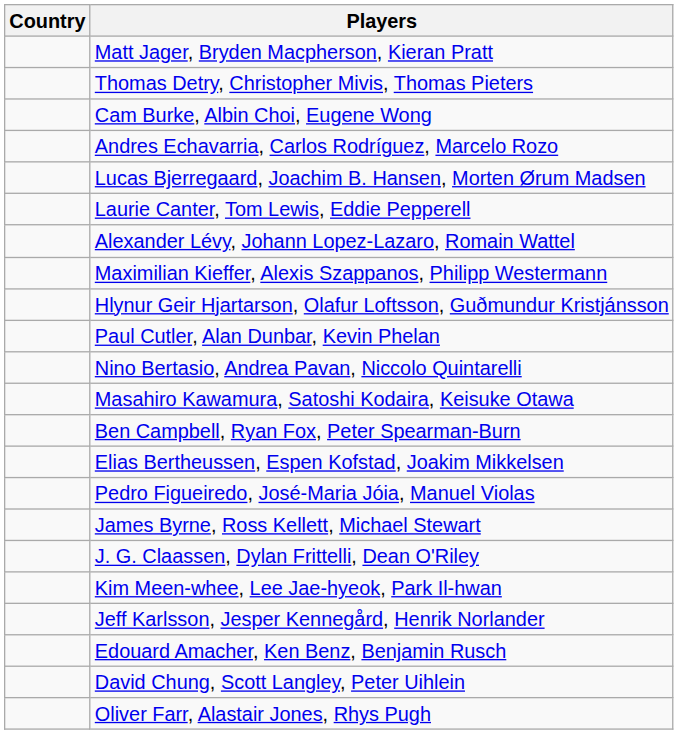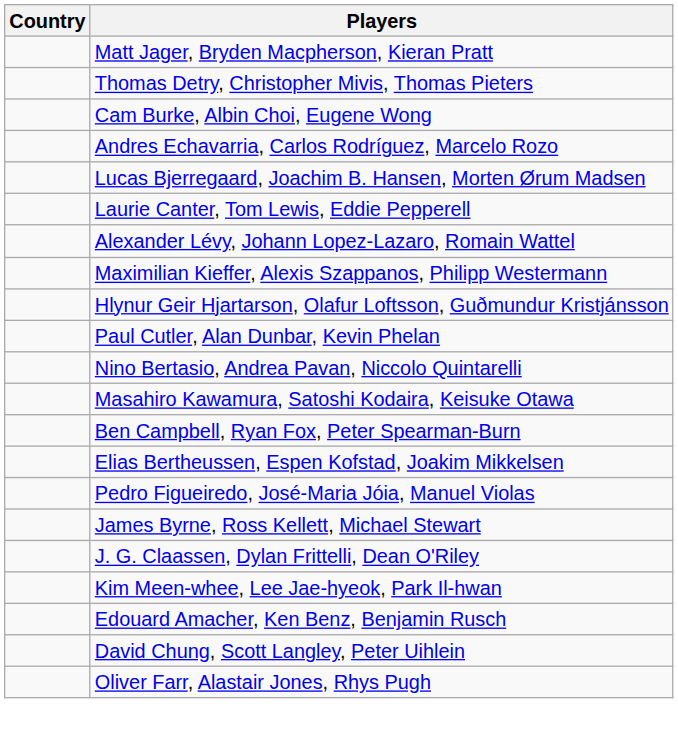- row: (320, 620)
